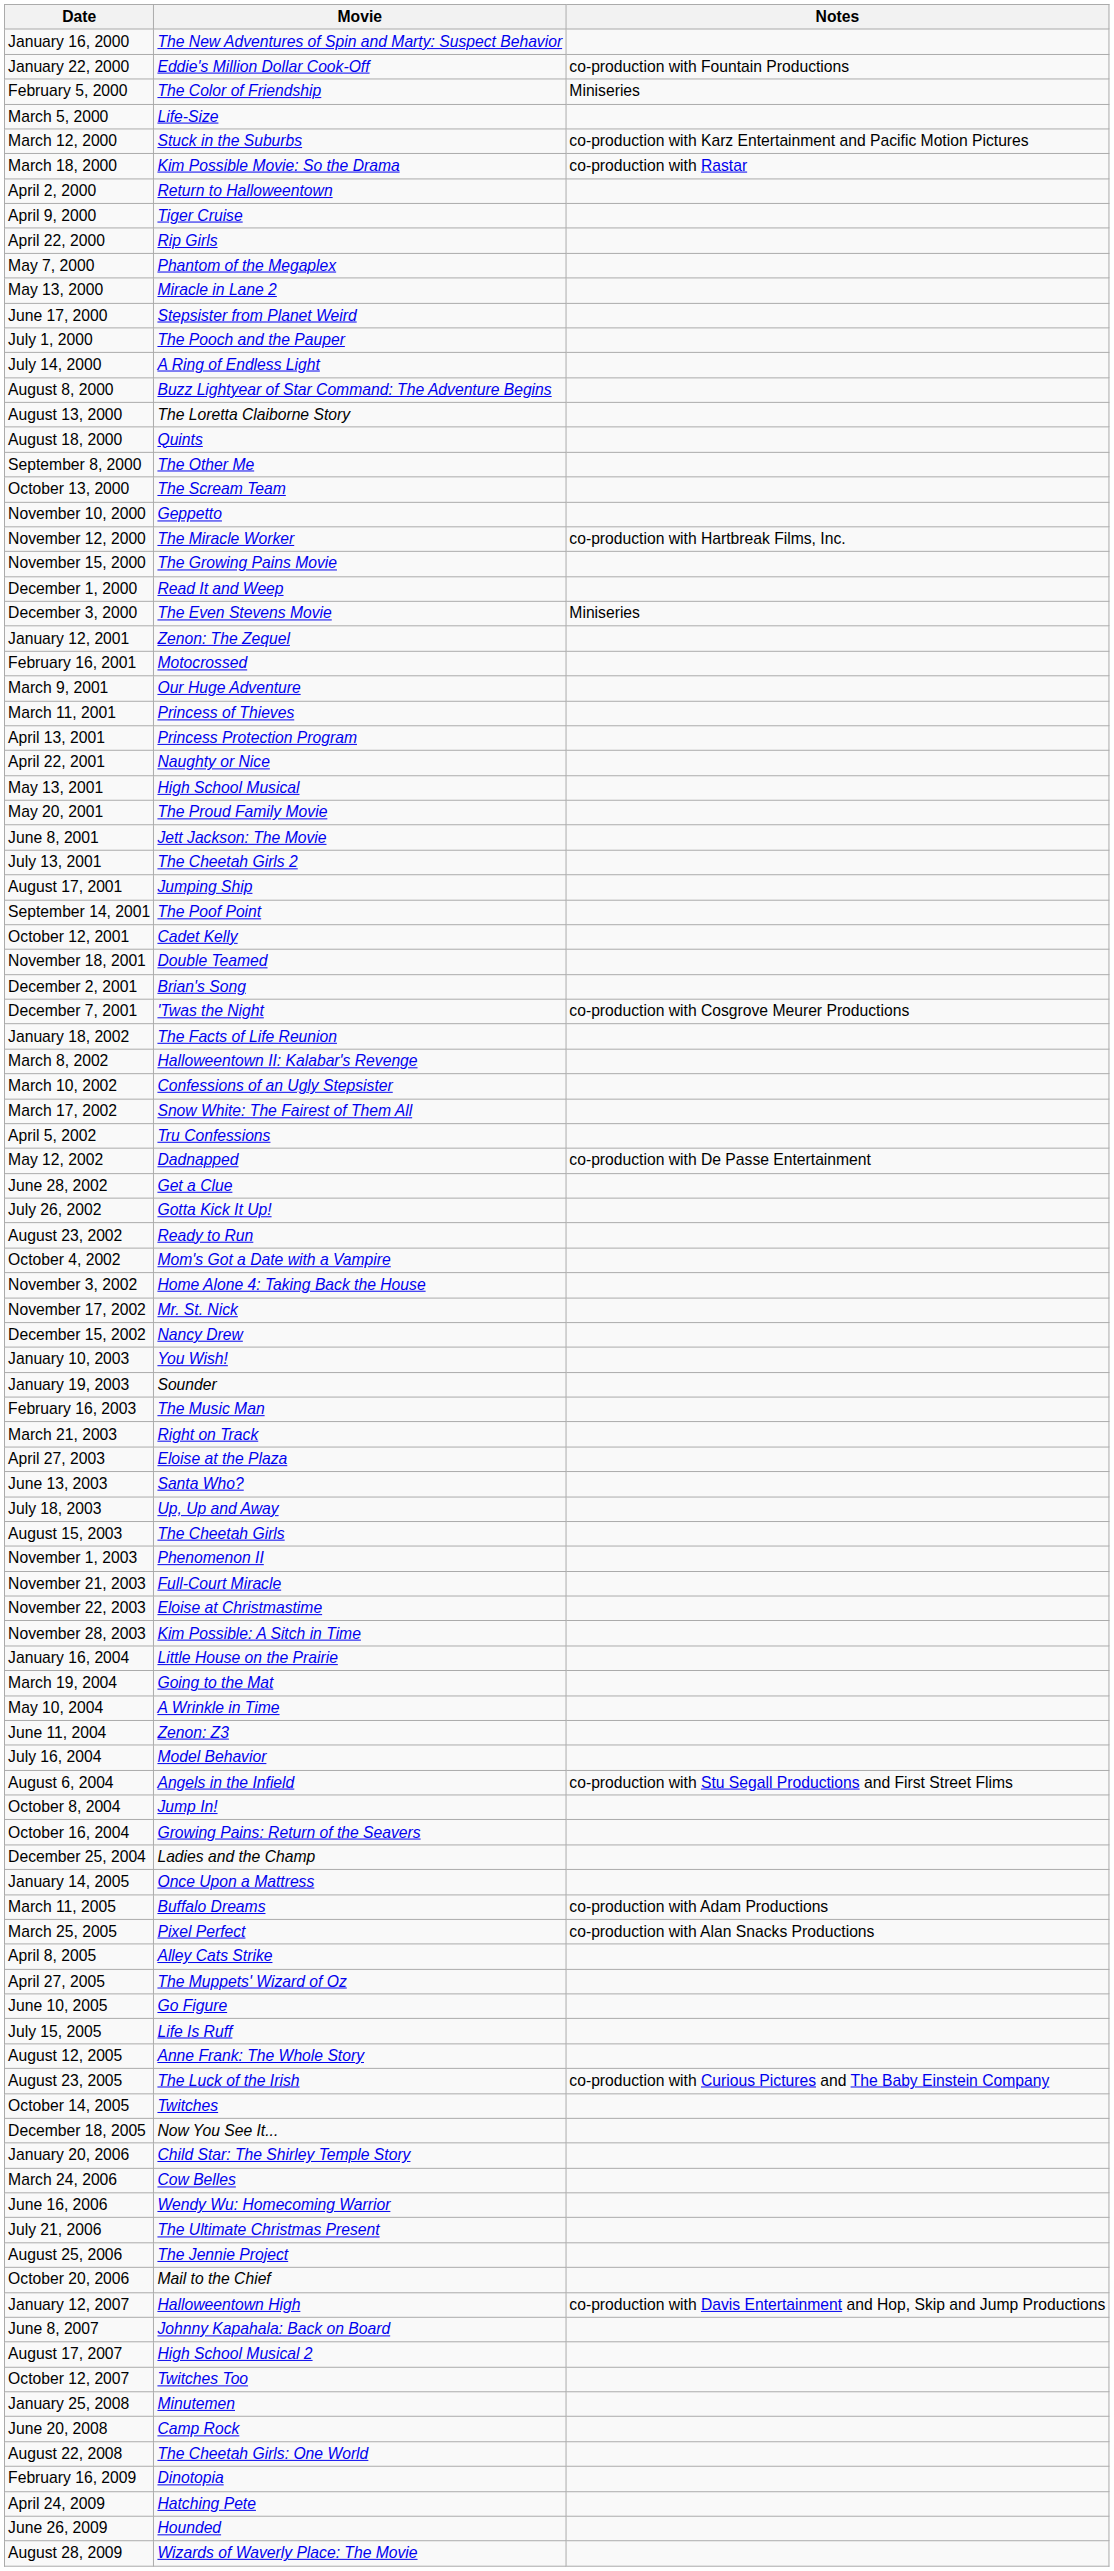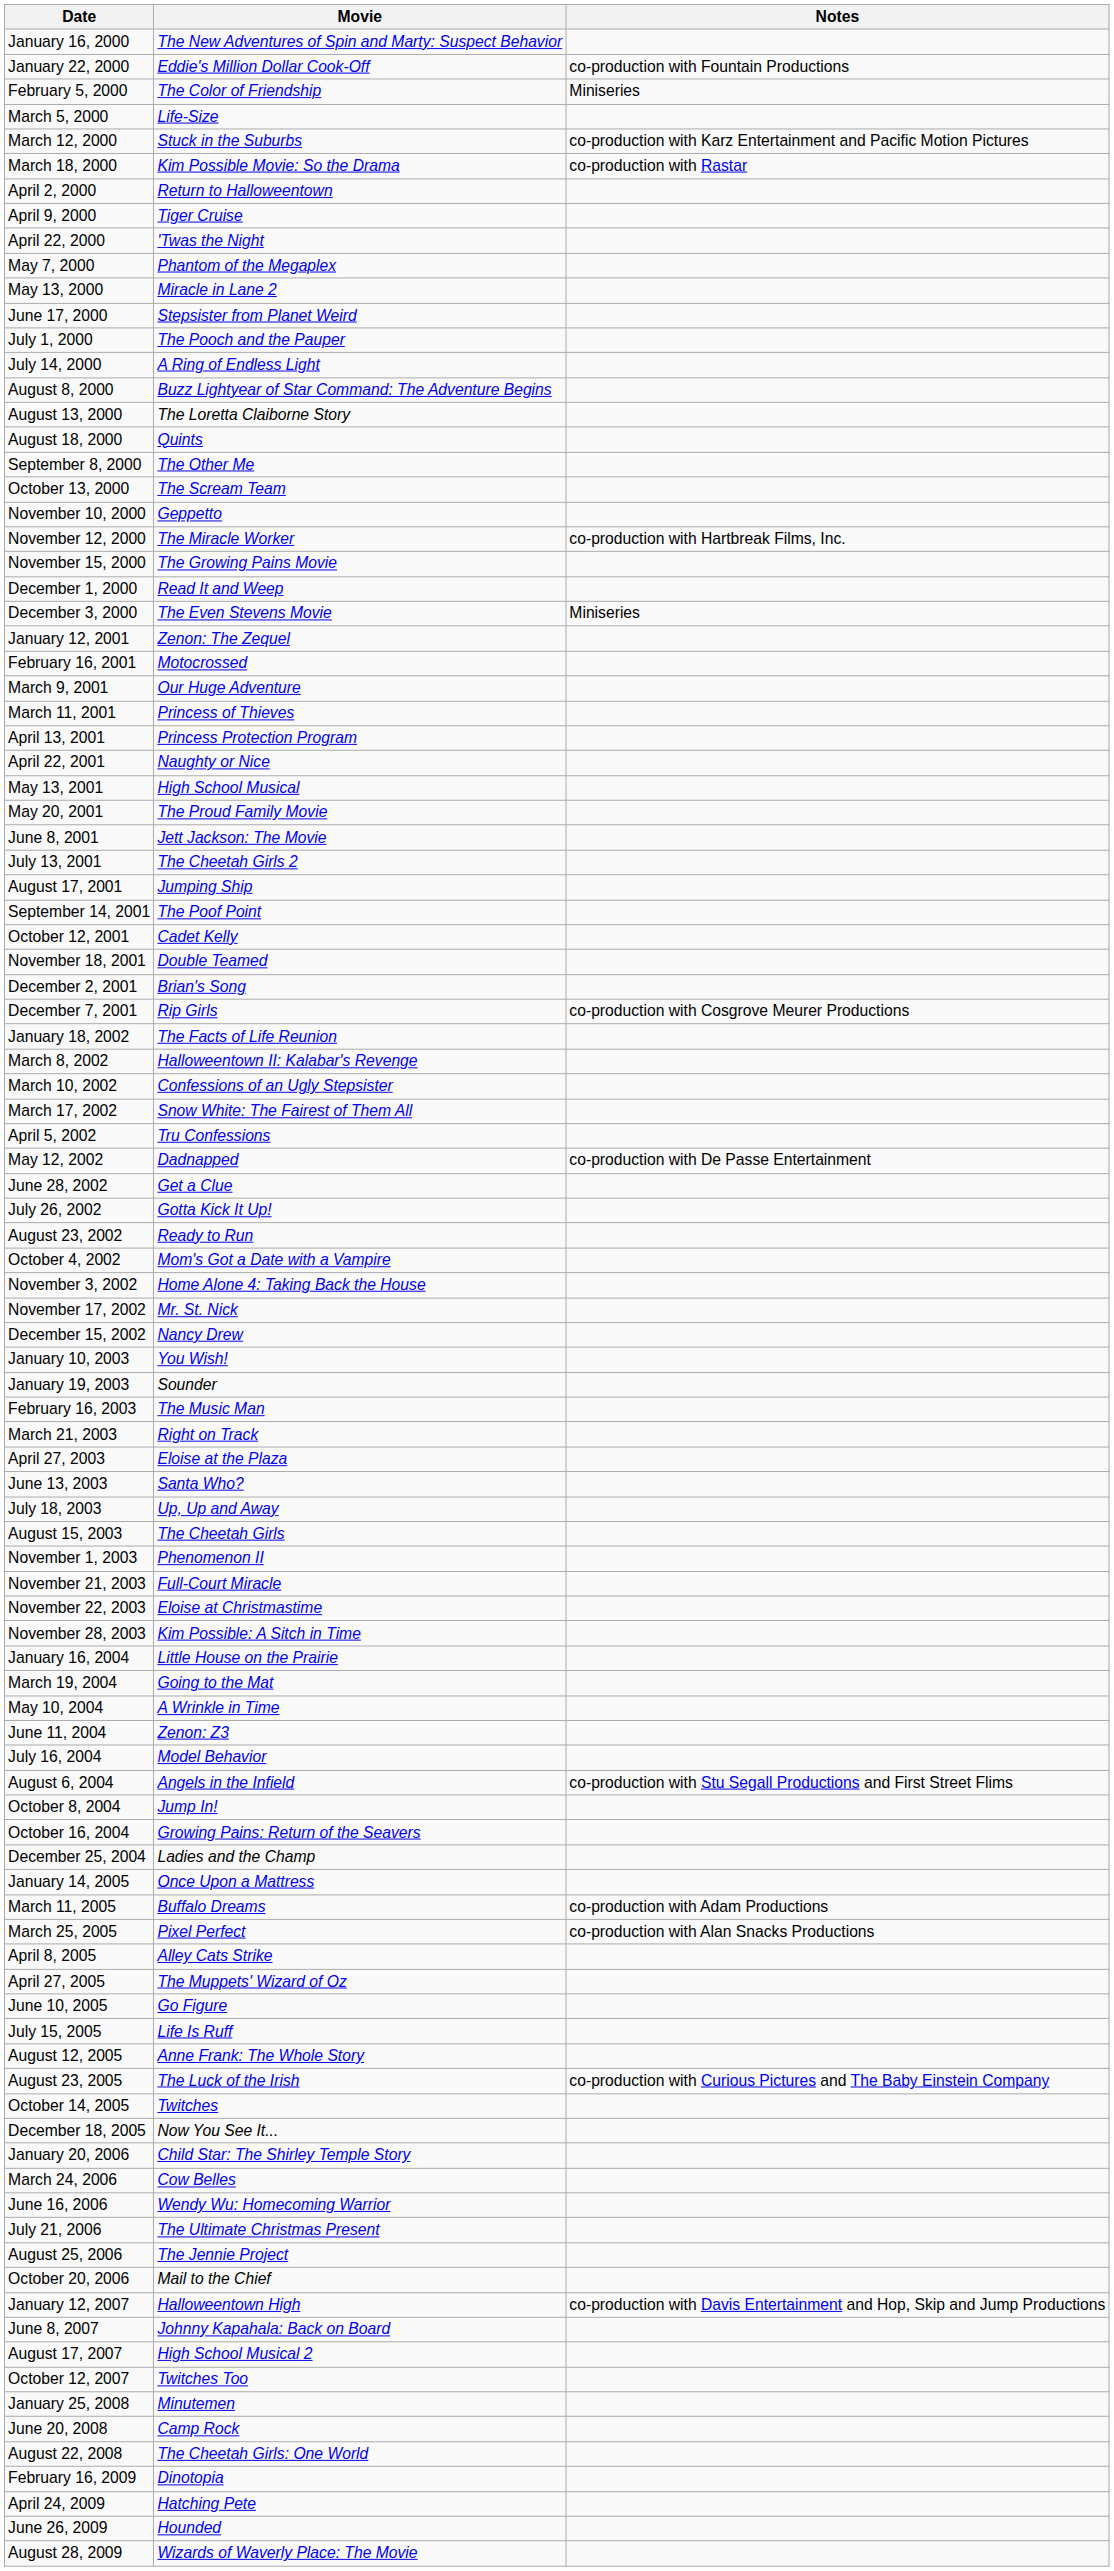(187, 240) Rip Girls -> (211, 240) 'Twas the Night
(211, 1011) 'Twas the Night -> (187, 1011) Rip Girls
